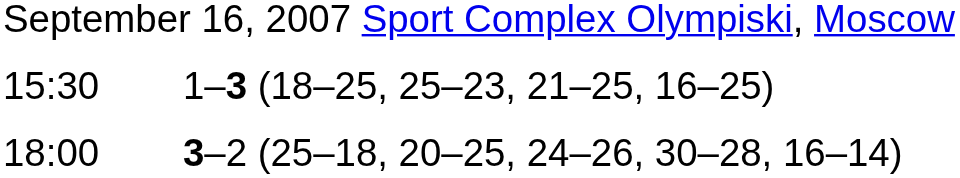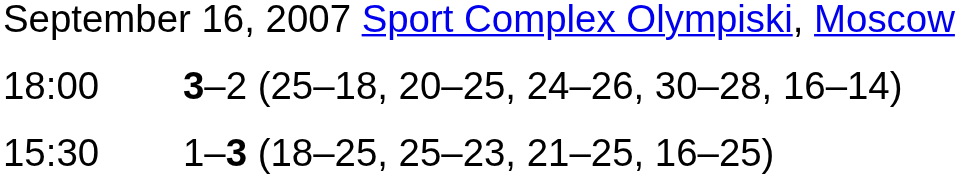rows swapped: (51, 86) <-> (51, 153)
